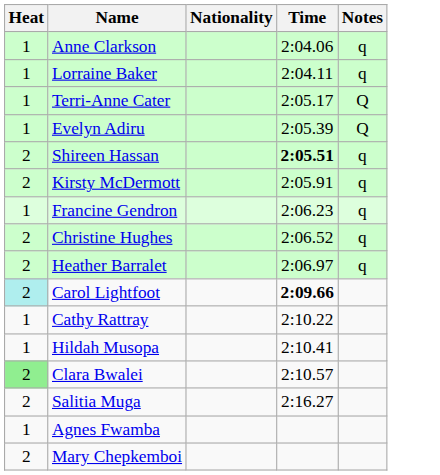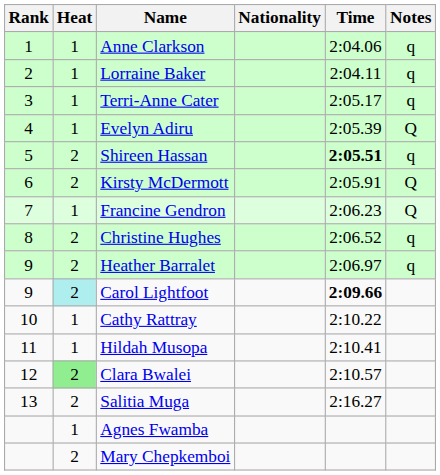+ column: (29, 18)
(362, 100) Q -> (411, 100) q
(362, 182) q -> (411, 182) Q
(362, 210) q -> (411, 210) Q
